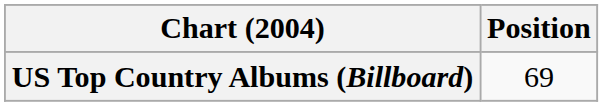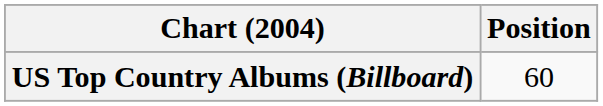(539, 76) 69 -> (539, 76) 60
